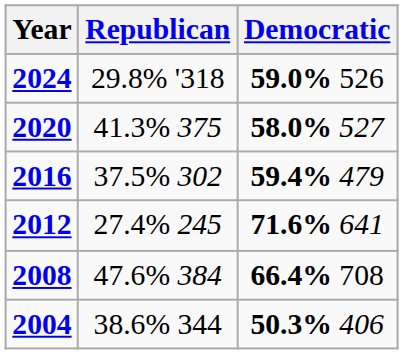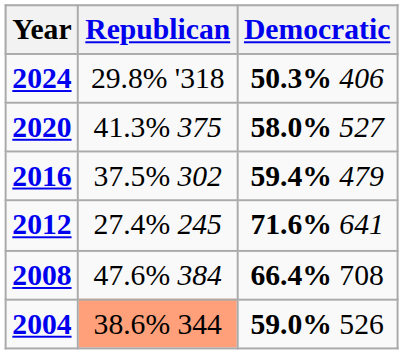(317, 78) 59.0% 526 -> (317, 78) 50.3% 406
(158, 322) no background -> (158, 322) lightsalmon background
(317, 322) 50.3% 406 -> (317, 322) 59.0% 526
